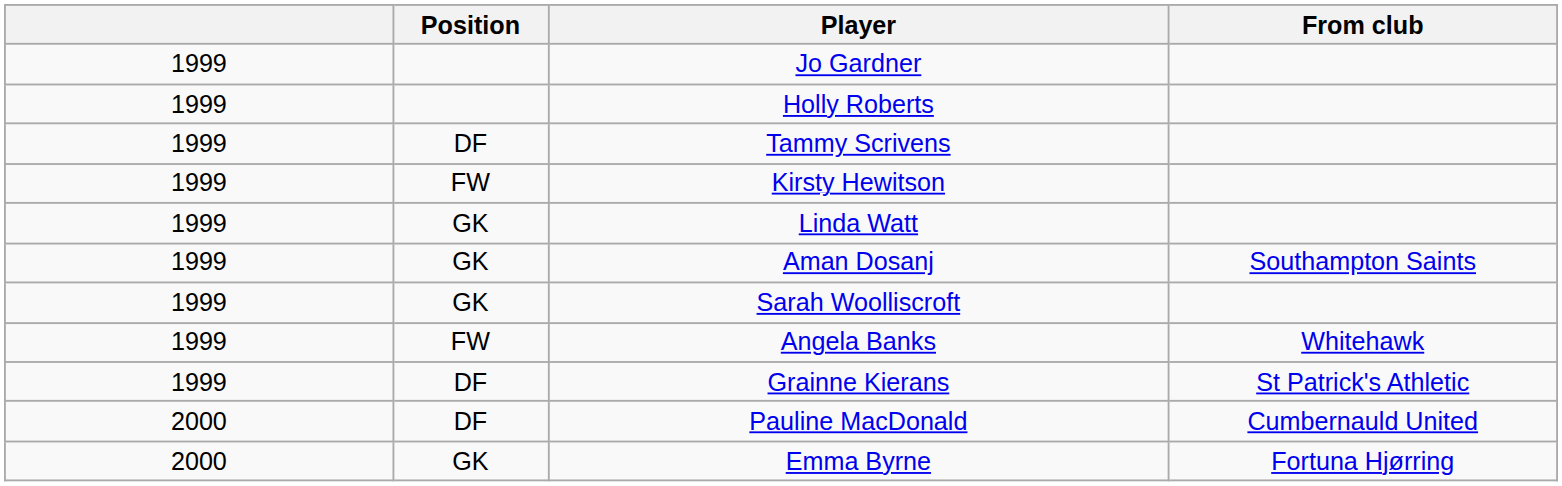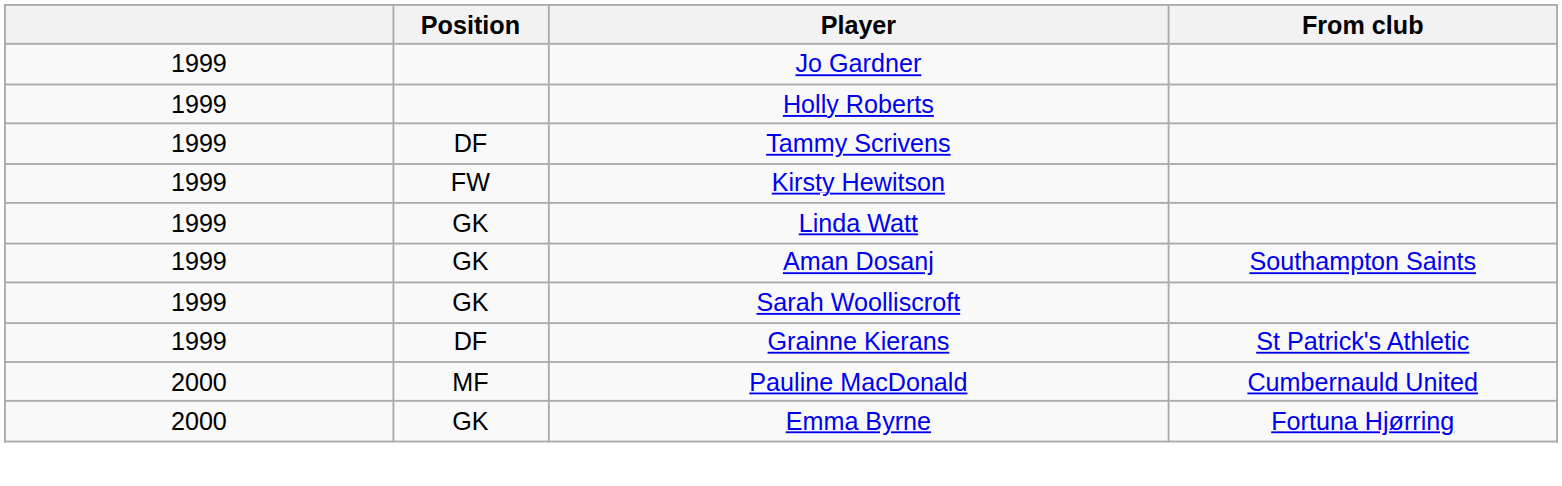- row: (858, 342)
(470, 421) DF -> (470, 381) MF
